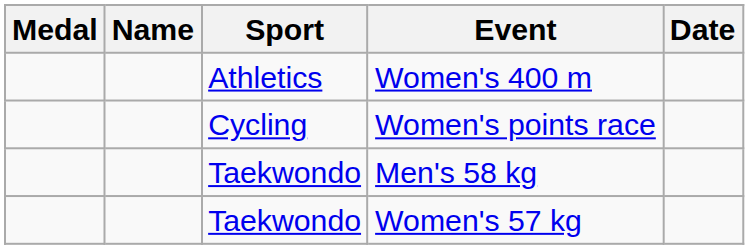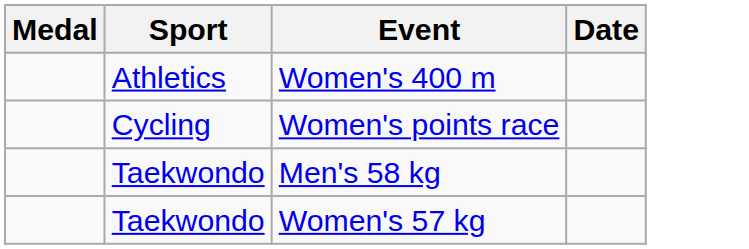- column: (153, 29)
